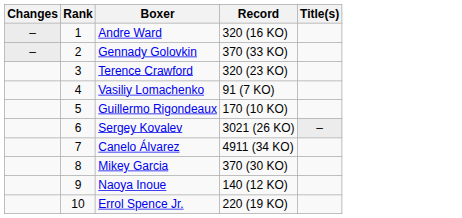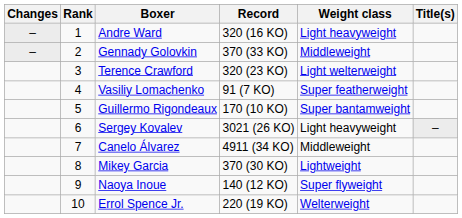+ column: (355, 14)
